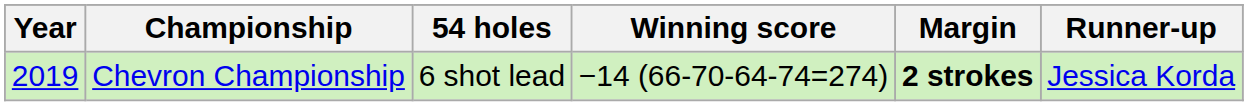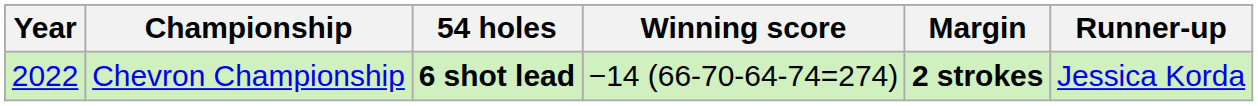(45, 75) 2019 -> (45, 75) 2022
(492, 75) normal -> (497, 75) bold
